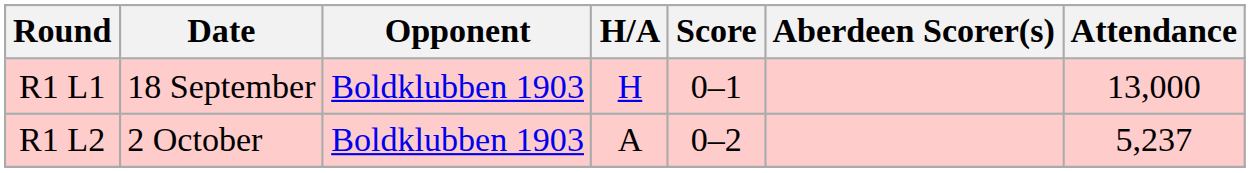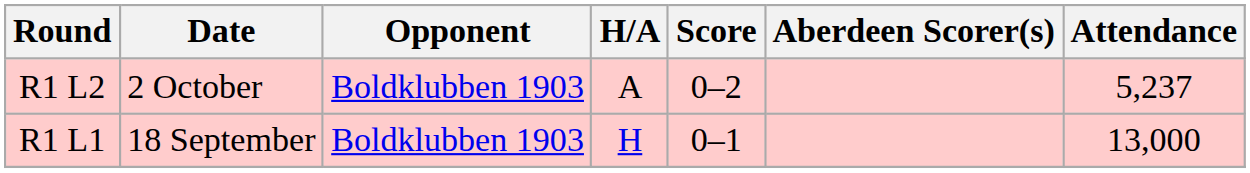rows swapped: (62, 85) <-> (62, 139)
